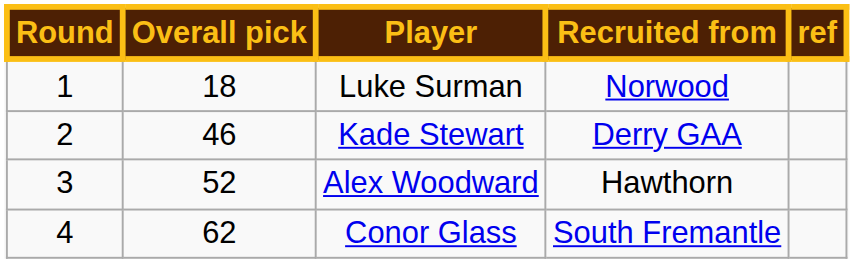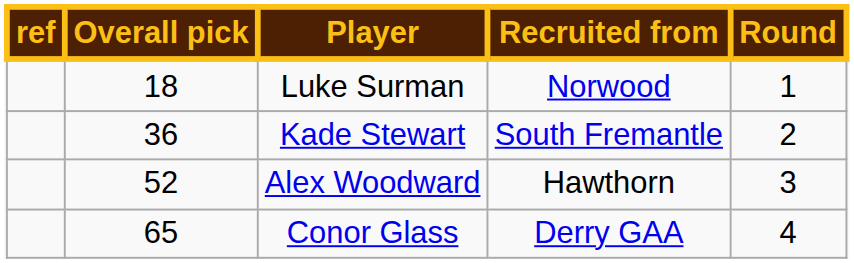columns swapped: (65, 32) <-> (817, 32)
(219, 134) 46 -> (161, 134) 36
(667, 134) Derry GAA -> (609, 134) South Fremantle
(219, 232) 62 -> (161, 232) 65
(667, 232) South Fremantle -> (609, 232) Derry GAA
